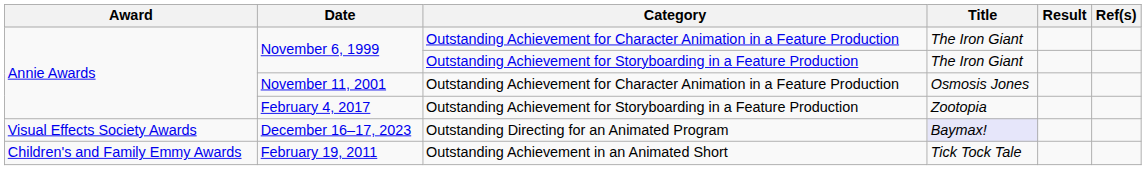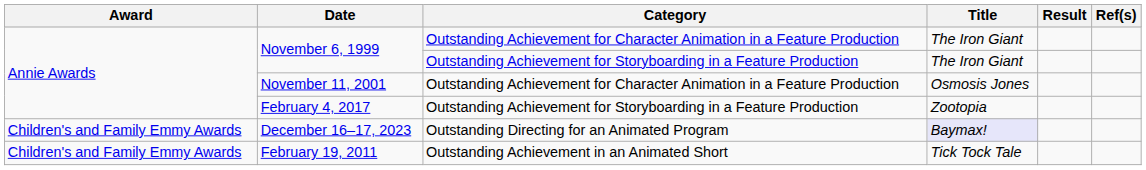(102, 130) Visual Effects Society Awards -> (125, 130) Children's and Family Emmy Awards
